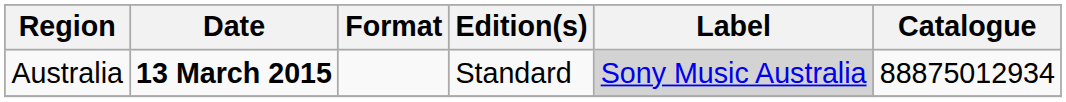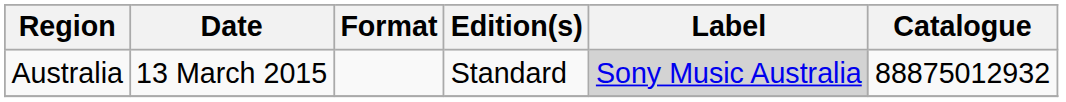(234, 72) bold -> (232, 72) normal
(967, 72) 88875012934 -> (963, 72) 88875012932
